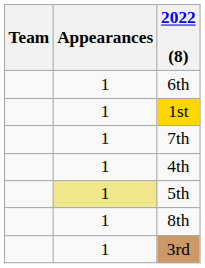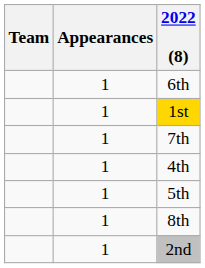(105, 194) khaki background -> (105, 194) no background
- row: (178, 248)
+ row: (178, 248)
